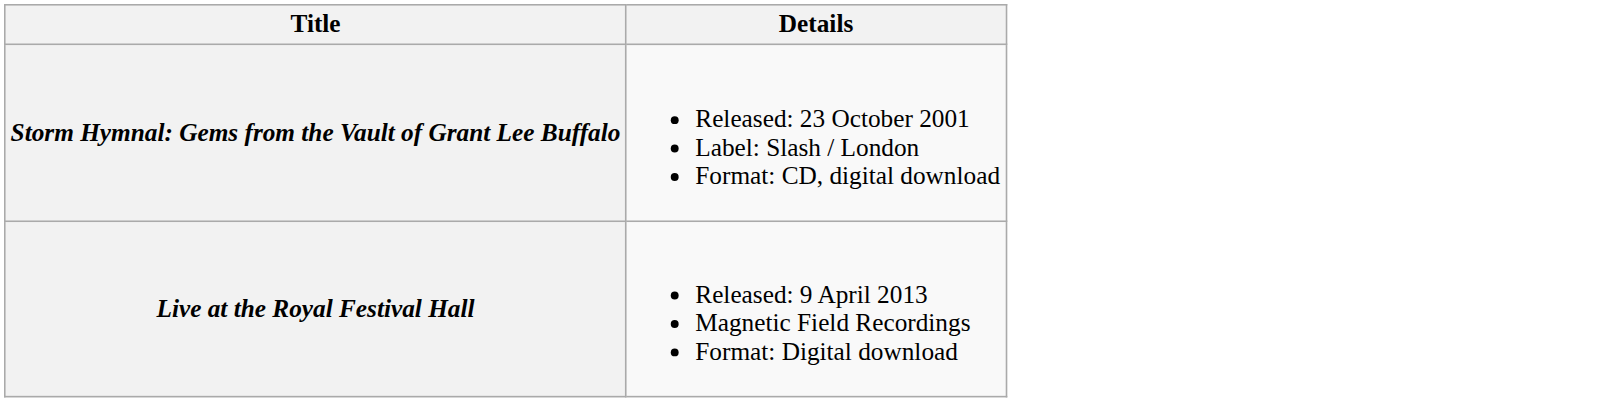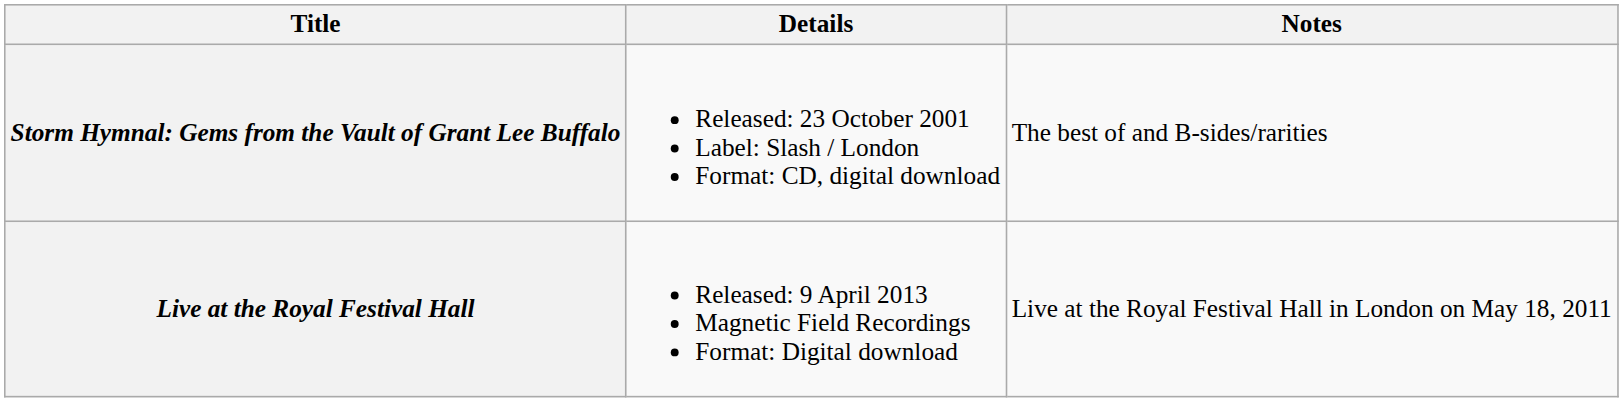+ column: (1312, 24)
